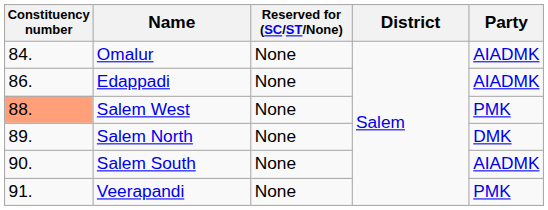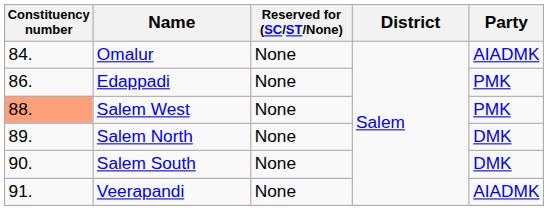(506, 82) AIADMK -> (492, 82) PMK
(506, 164) AIADMK -> (492, 164) DMK
(492, 191) PMK -> (506, 191) AIADMK
